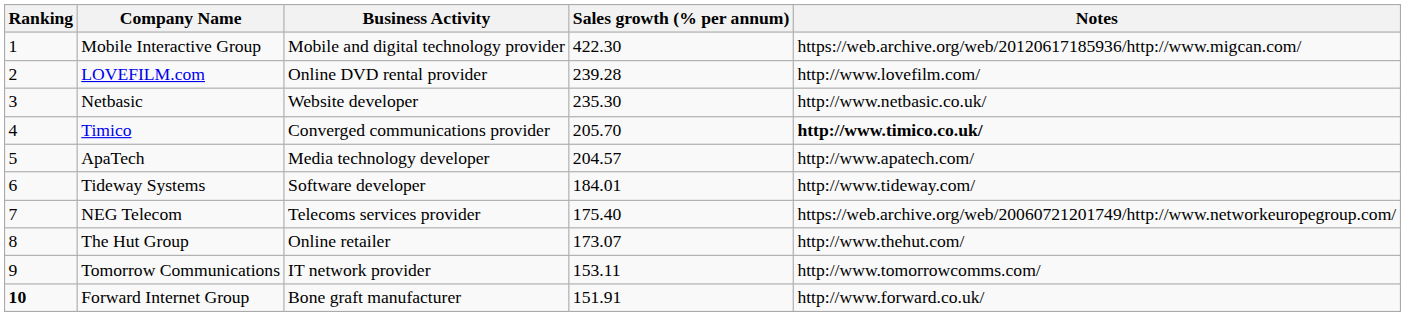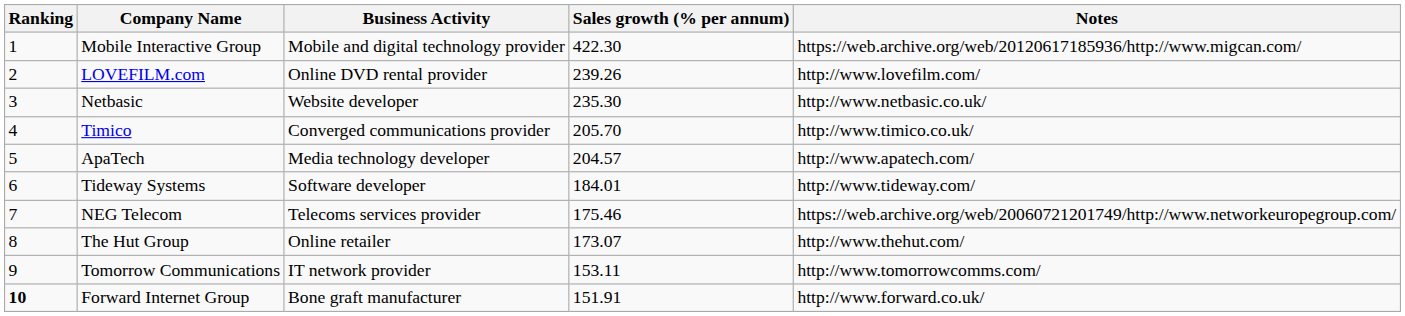(597, 74) 239.28 -> (597, 74) 239.26
(890, 130) bold -> (886, 130) normal
(597, 213) 175.40 -> (597, 213) 175.46
